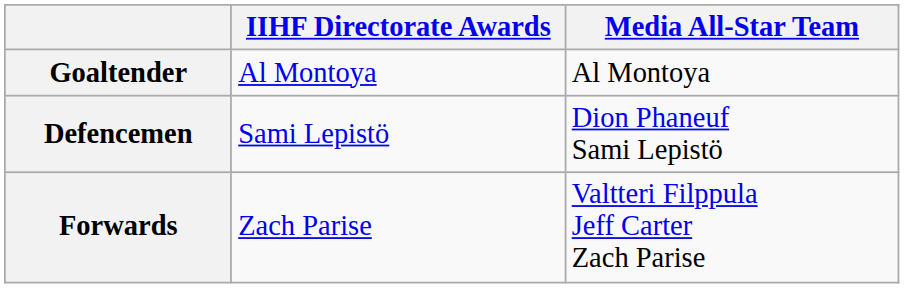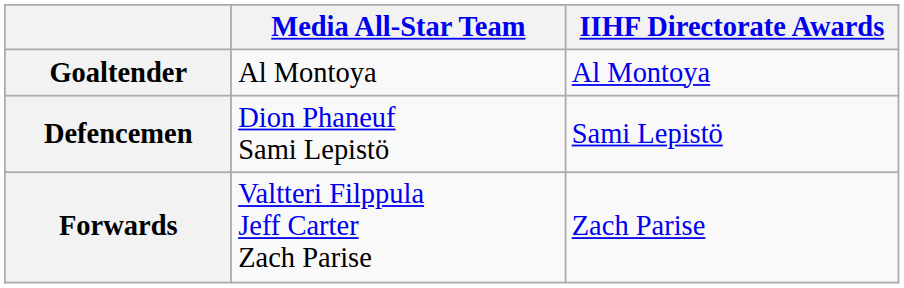columns swapped: (398, 27) <-> (732, 27)
